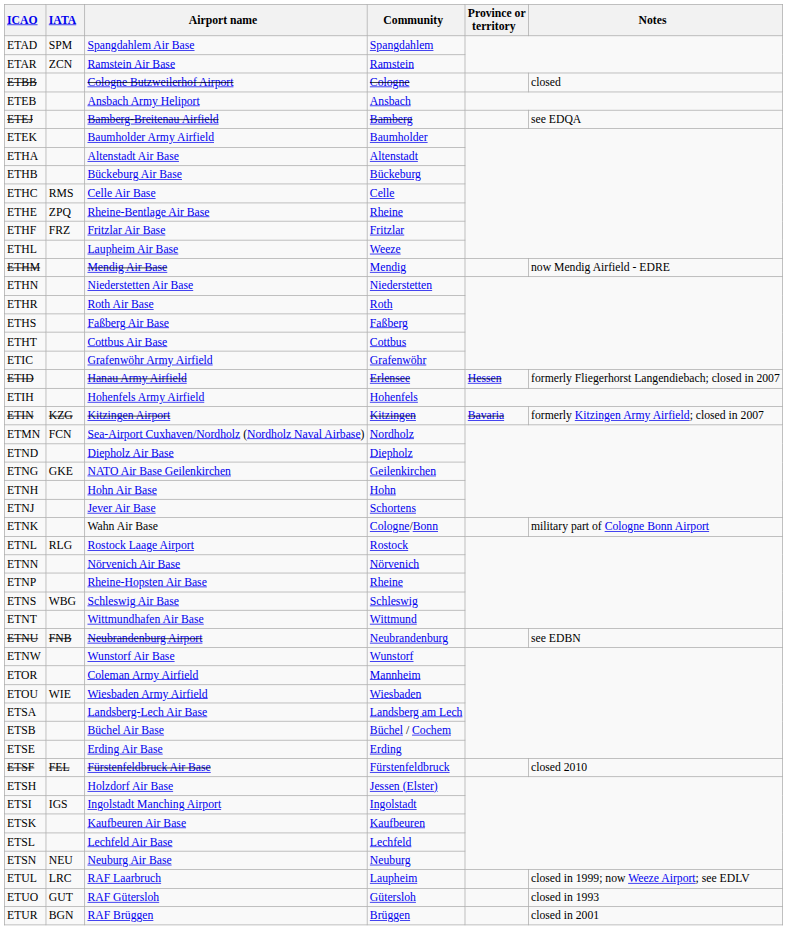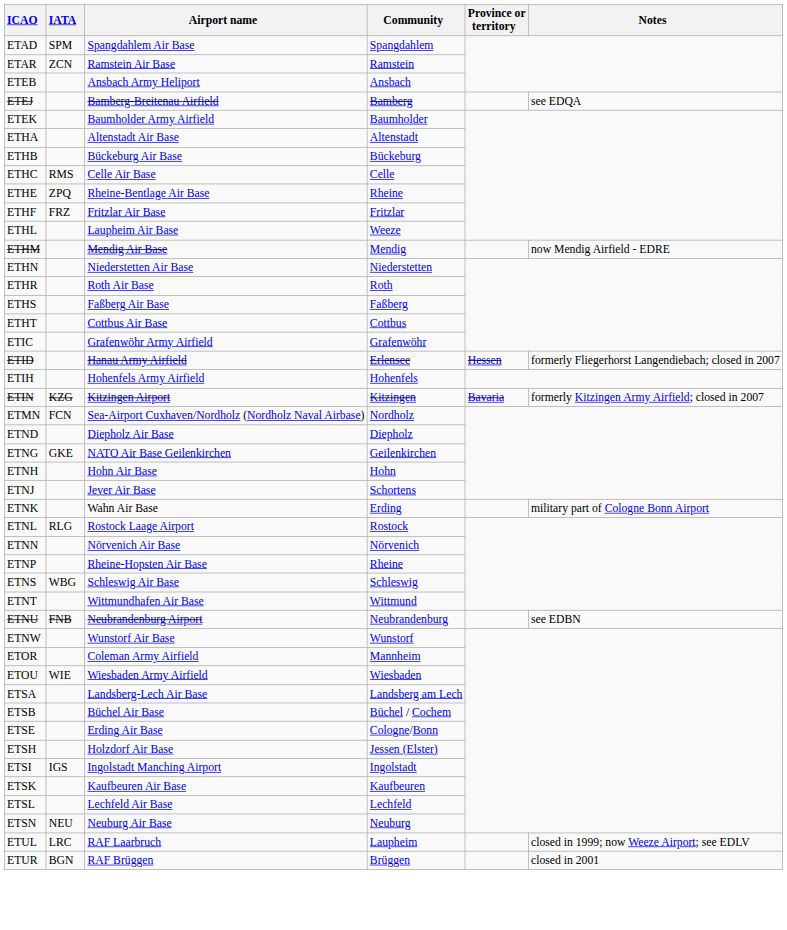- row: (22, 82)
(404, 527) Cologne/Bonn -> (386, 508) Erding
(386, 749) Erding -> (404, 730) Cologne/Bonn
- row: (21, 767)
- row: (23, 897)
